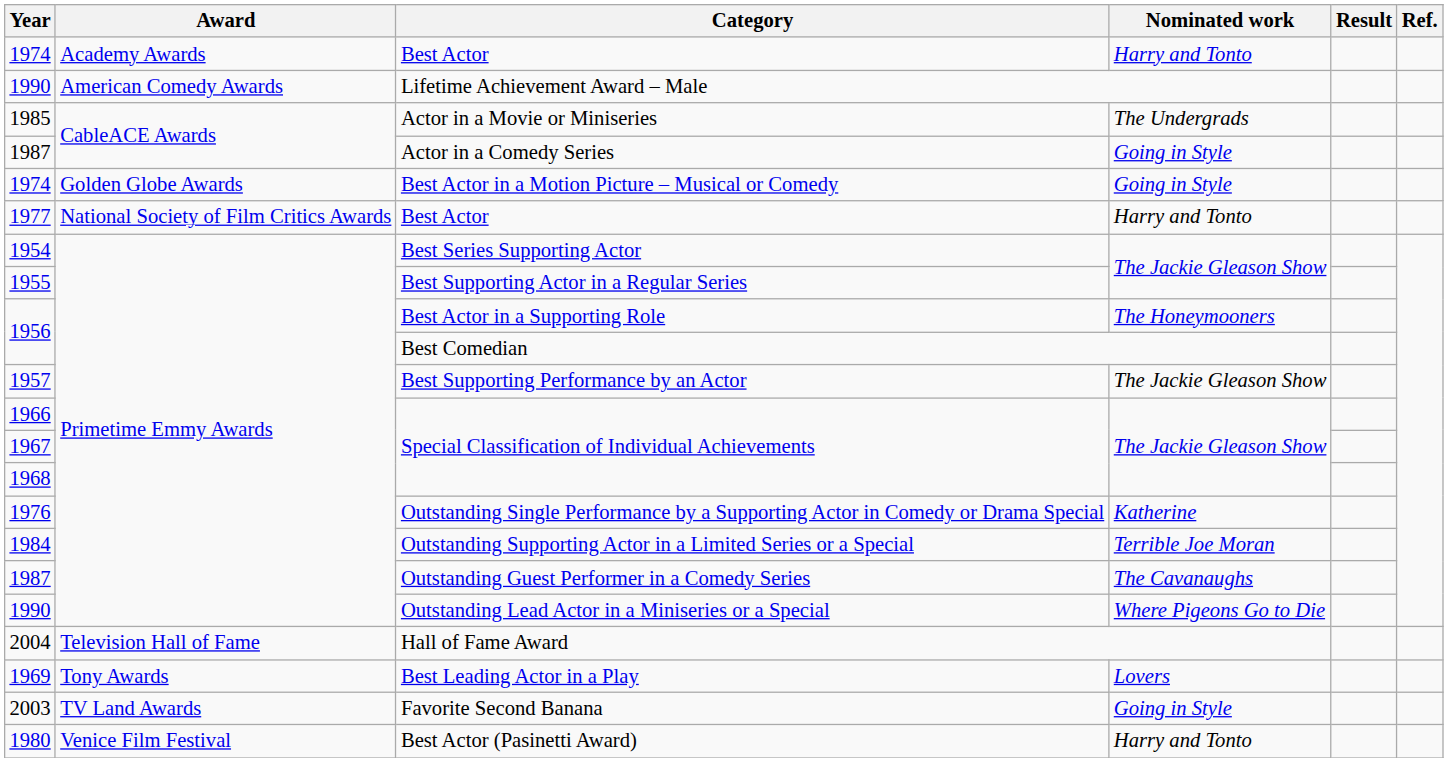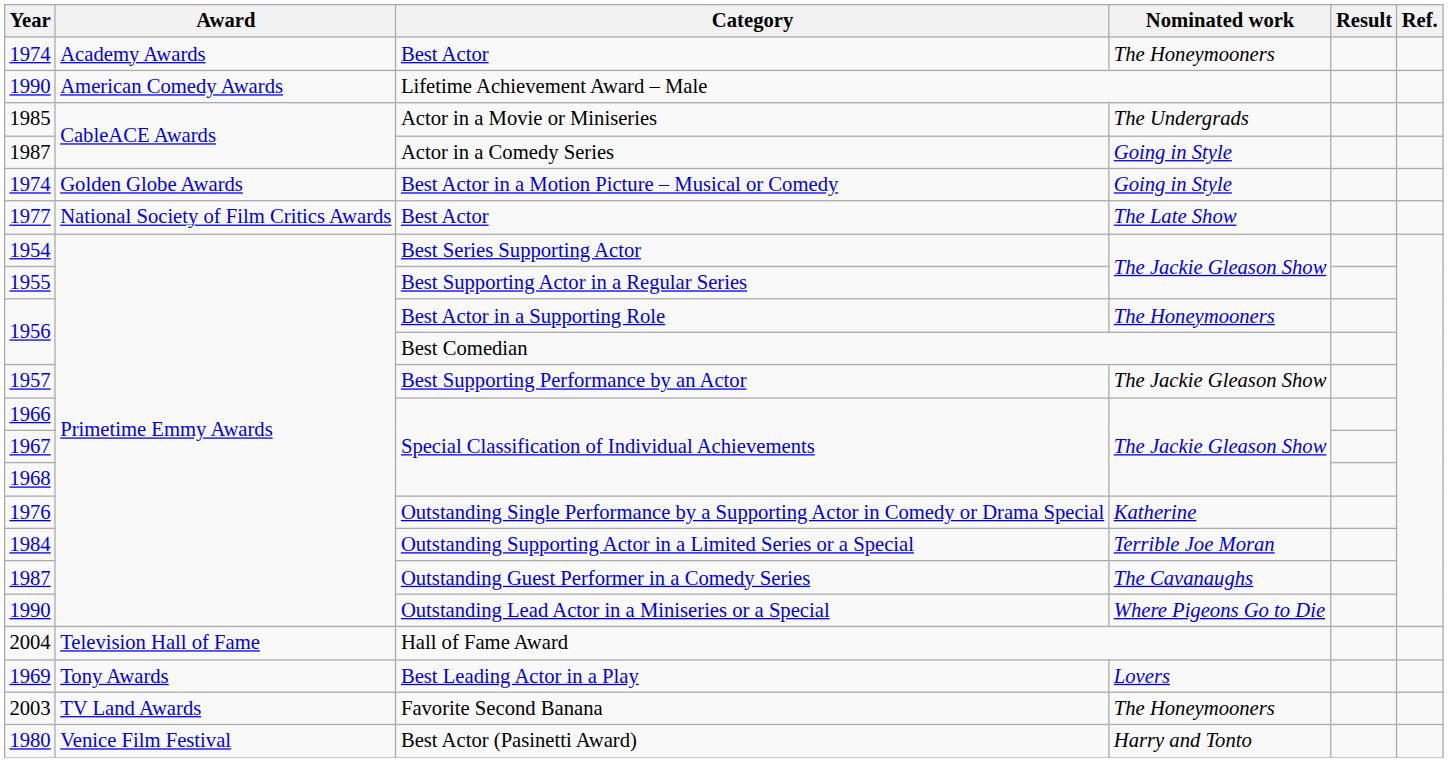(1183, 53) Harry and Tonto -> (1194, 53) The Honeymooners
(1183, 217) Harry and Tonto -> (1175, 217) The Late Show
(1173, 708) Going in Style -> (1194, 708) The Honeymooners
